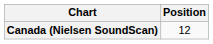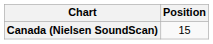(184, 30) 12 -> (184, 30) 15
